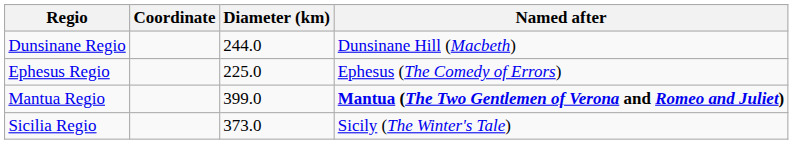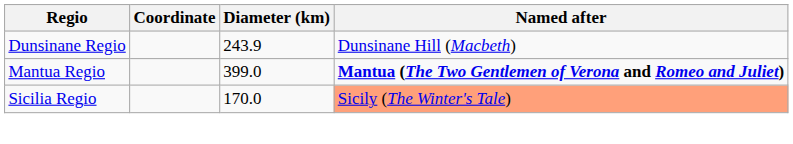(242, 44) 244.0 -> (242, 44) 243.9
- row: (59, 71)
(242, 125) 373.0 -> (242, 98) 170.0
(424, 125) no background -> (424, 98) lightsalmon background
